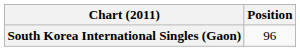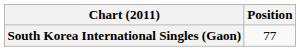(270, 35) 96 -> (270, 35) 77
